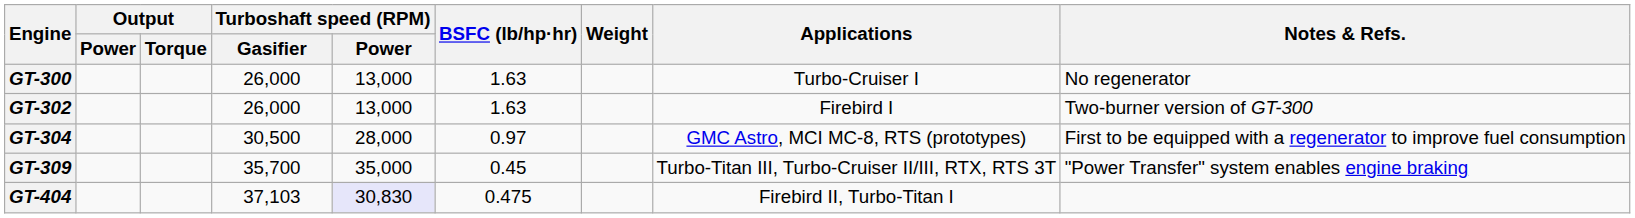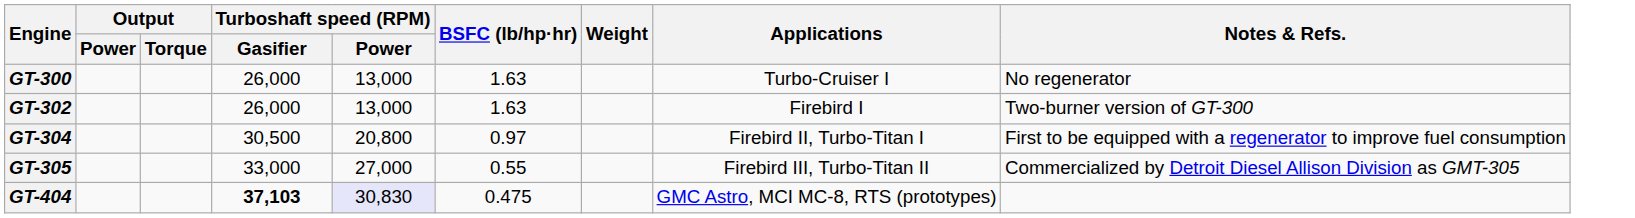(384, 138) 28,000 -> (384, 138) 20,800
(856, 138) GMC Astro, MCI MC-8, RTS (prototypes) -> (827, 138) Firebird II, Turbo-Titan I
+ row: (40, 167)
- row: (40, 167)
(272, 197) normal -> (272, 197) bold
(856, 197) Firebird II, Turbo-Titan I -> (827, 197) GMC Astro, MCI MC-8, RTS (prototypes)
